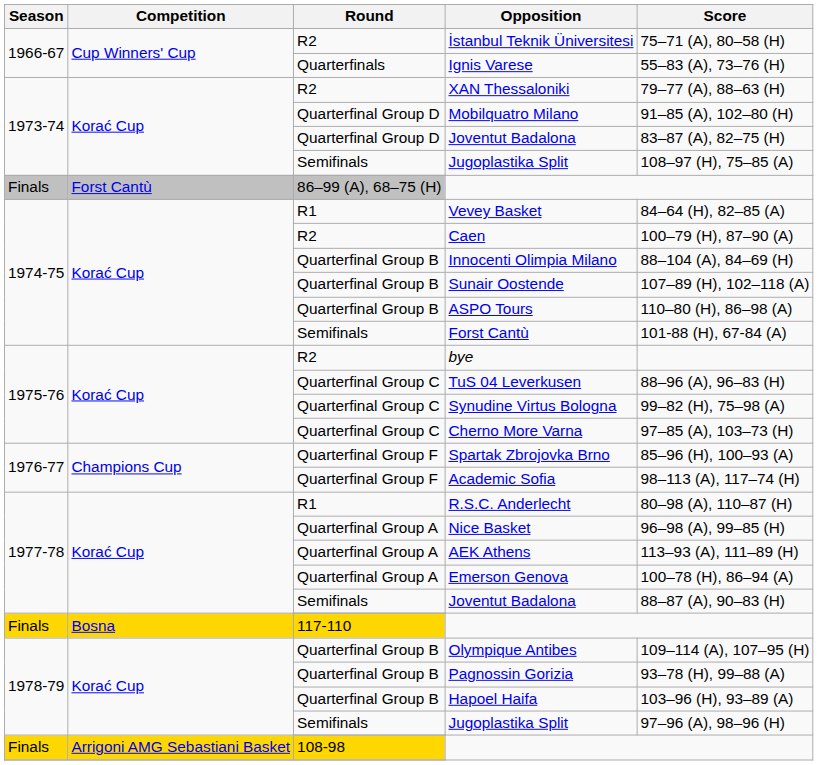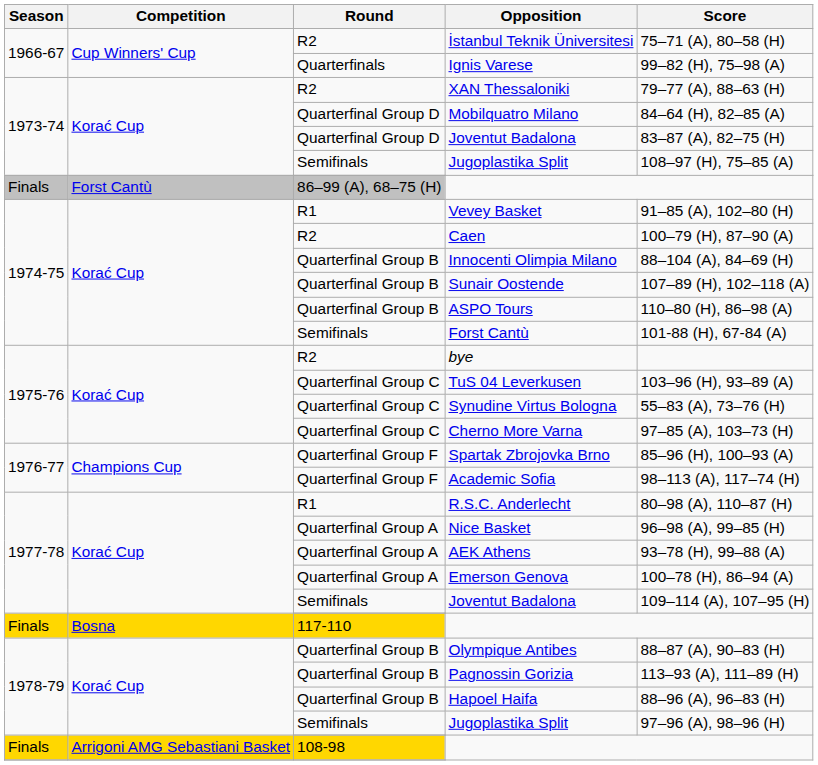(713, 65) 55–83 (A), 73–76 (H) -> (713, 65) 99–82 (H), 75–98 (A)
(717, 114) 91–85 (A), 102–80 (H) -> (713, 114) 84–64 (H), 82–85 (A)
(713, 211) 84–64 (H), 82–85 (A) -> (717, 211) 91–85 (A), 102–80 (H)
(713, 382) 88–96 (A), 96–83 (H) -> (717, 382) 103–96 (H), 93–89 (A)
(713, 406) 99–82 (H), 75–98 (A) -> (713, 406) 55–83 (A), 73–76 (H)
(720, 552) 113–93 (A), 111–89 (H) -> (713, 552) 93–78 (H), 99–88 (A)
(713, 601) 88–87 (A), 90–83 (H) -> (725, 601) 109–114 (A), 107–95 (H)
(725, 650) 109–114 (A), 107–95 (H) -> (713, 650) 88–87 (A), 90–83 (H)
(713, 674) 93–78 (H), 99–88 (A) -> (720, 674) 113–93 (A), 111–89 (H)
(717, 698) 103–96 (H), 93–89 (A) -> (713, 698) 88–96 (A), 96–83 (H)
